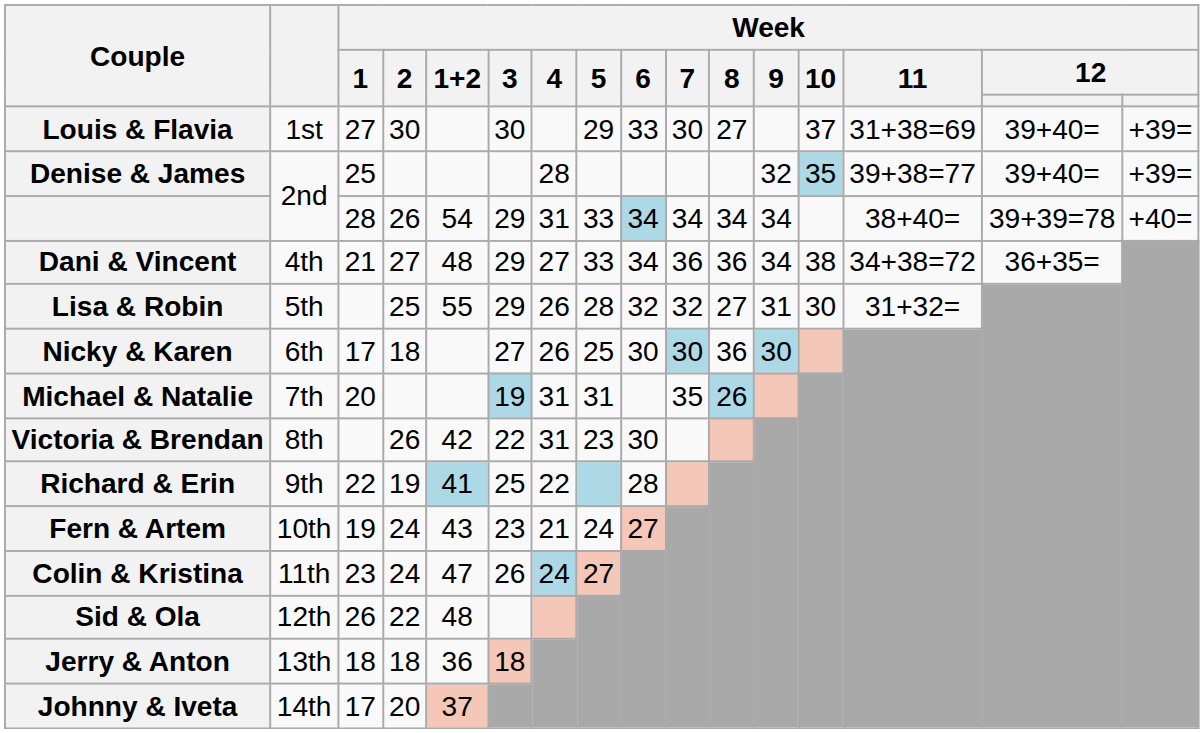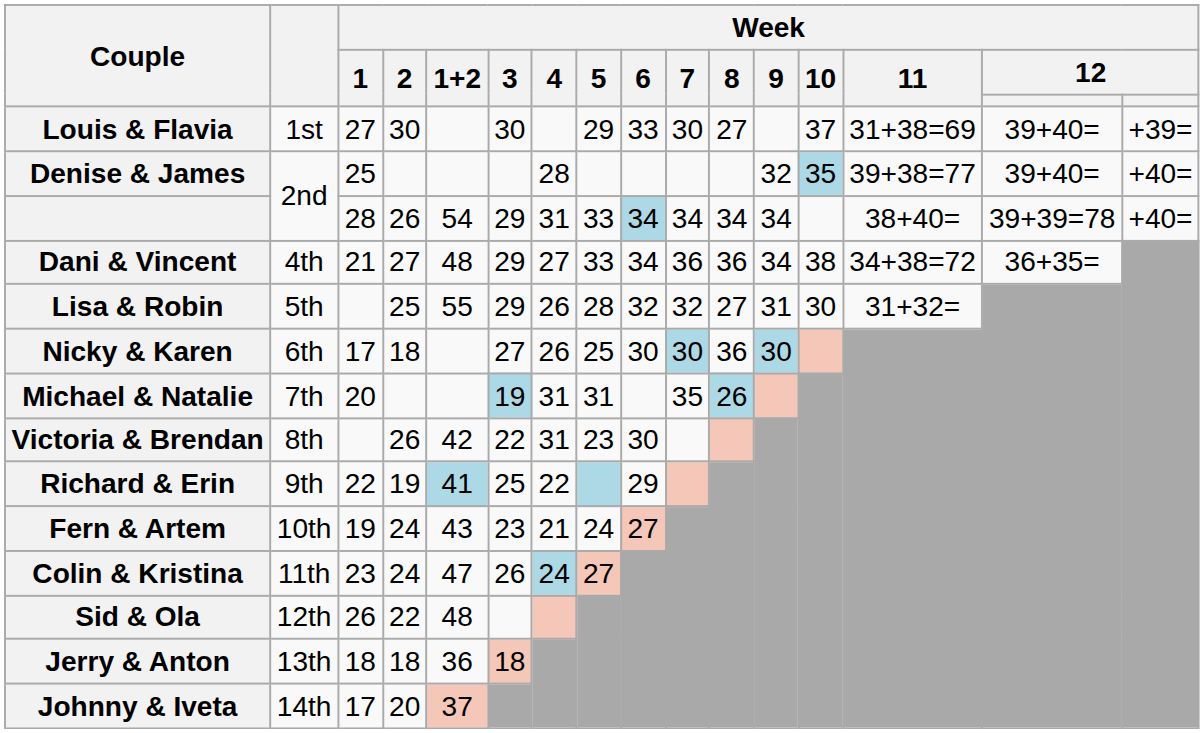(1161, 174) +39= -> (1161, 174) +40=
(643, 484) 28 -> (643, 484) 29
